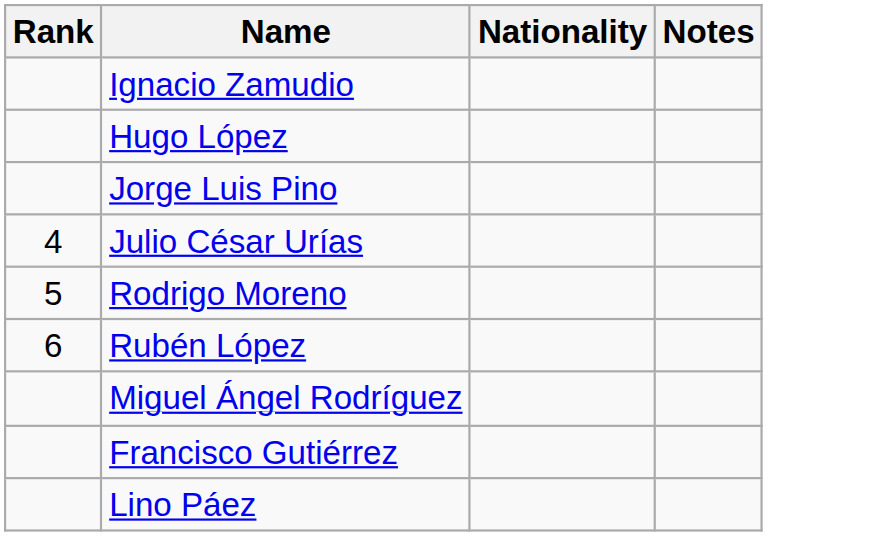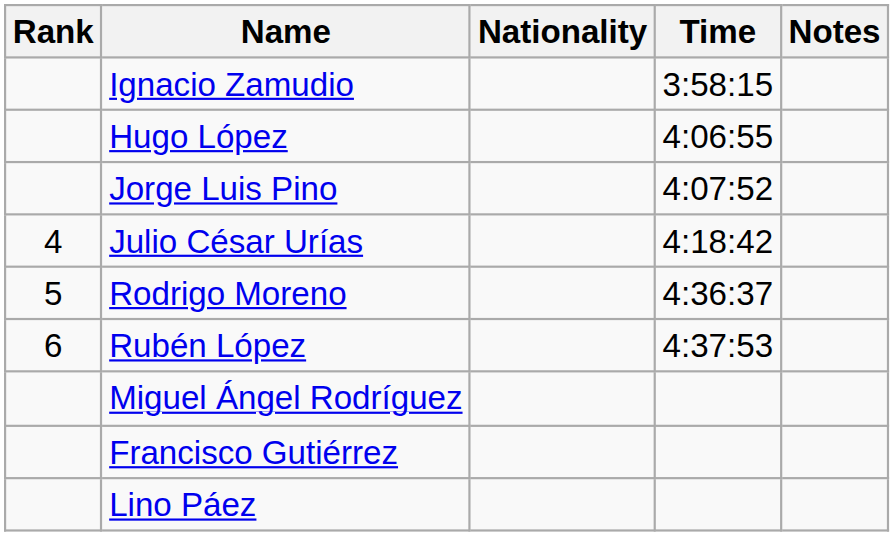+ column: (718, 32)
